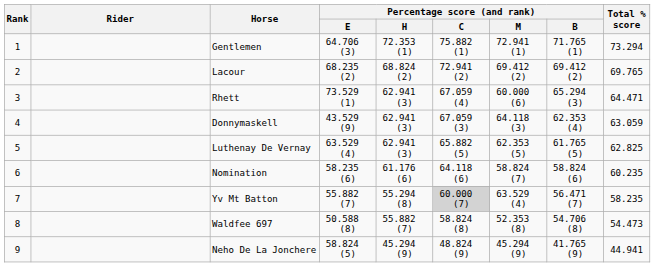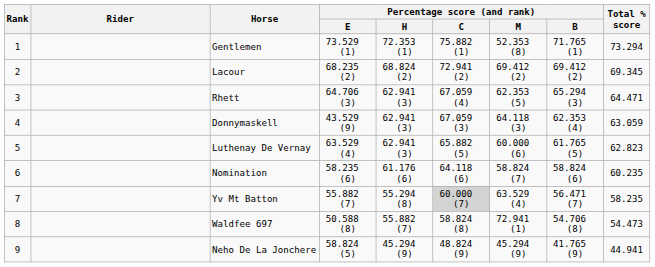(348, 47) 64.706 (3) -> (348, 47) 73.529 (1)
(518, 47) 72.941 (1) -> (518, 47) 52.353 (8)
(627, 72) 69.765 -> (627, 72) 69.345
(348, 97) 73.529 (1) -> (348, 97) 64.706 (3)
(518, 97) 60.000 (6) -> (518, 97) 62.353 (5)
(518, 148) 62.353 (5) -> (518, 148) 60.000 (6)
(627, 148) 62.825 -> (627, 148) 62.823
(518, 224) 52.353 (8) -> (518, 224) 72.941 (1)
